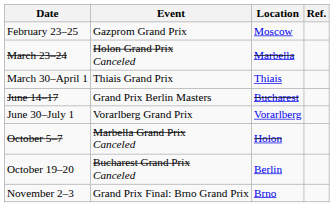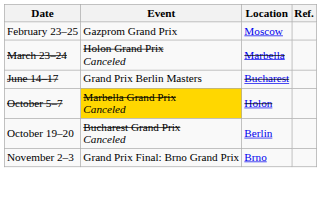- row: (47, 79)
- row: (41, 114)
(139, 138) no background -> (130, 103) gold background
